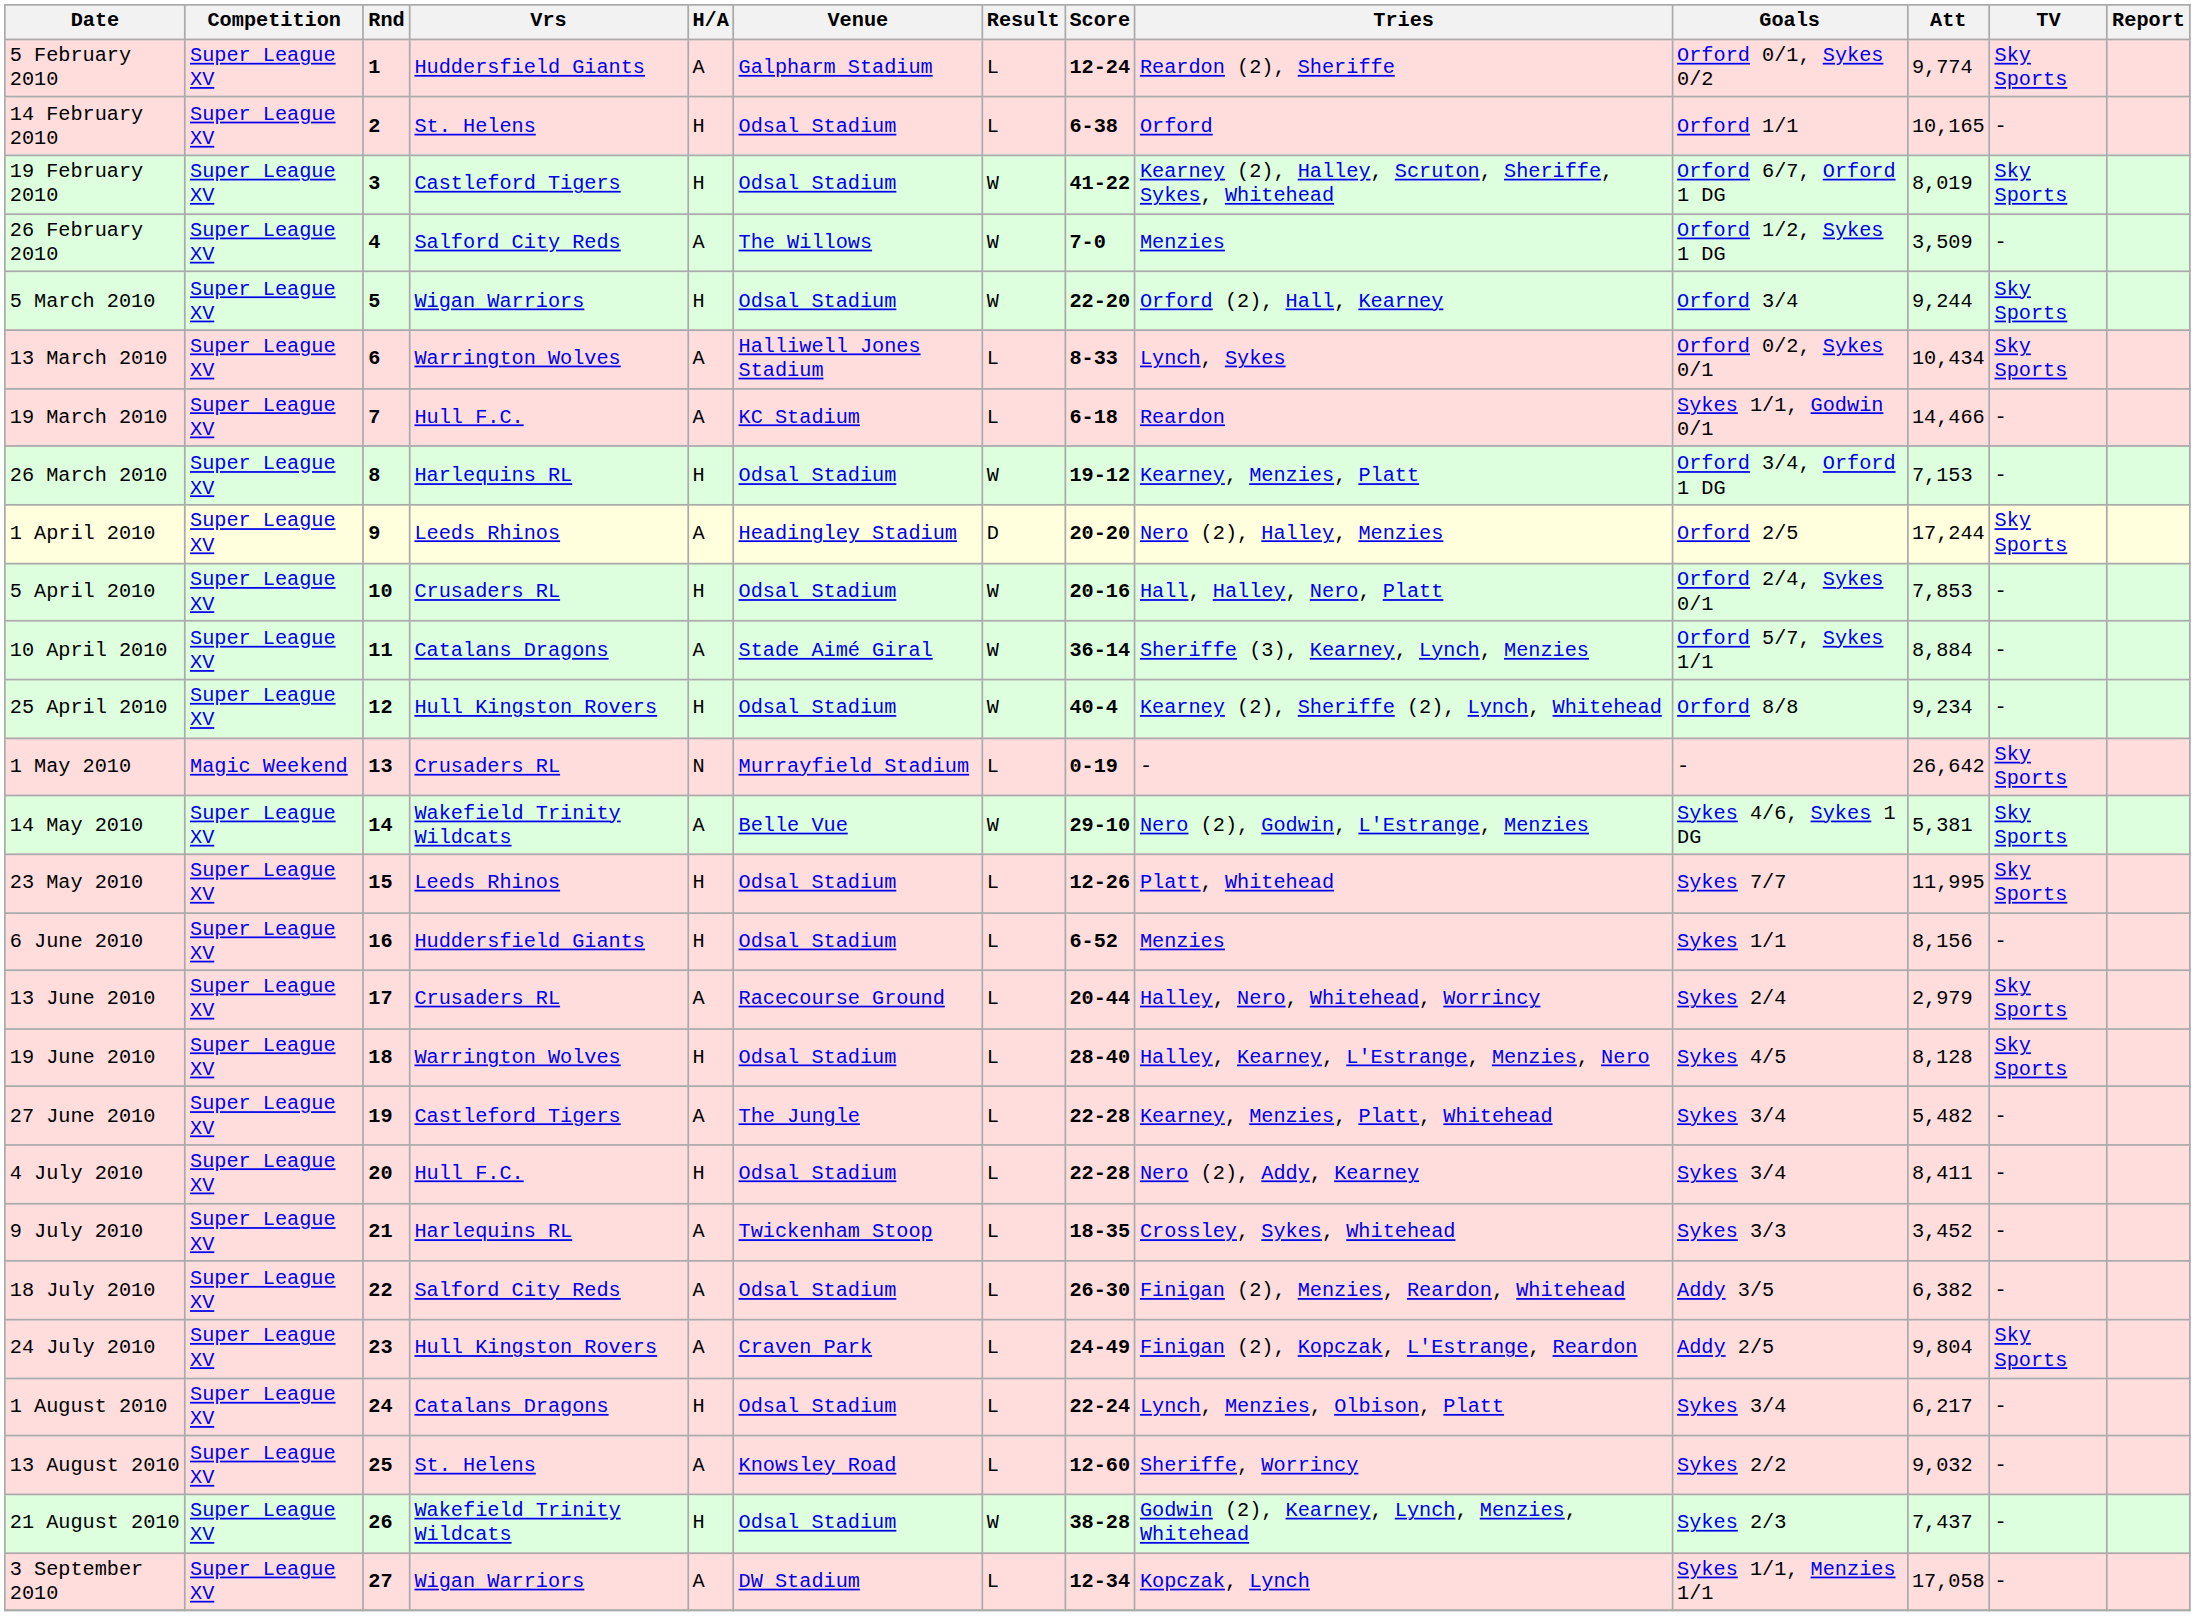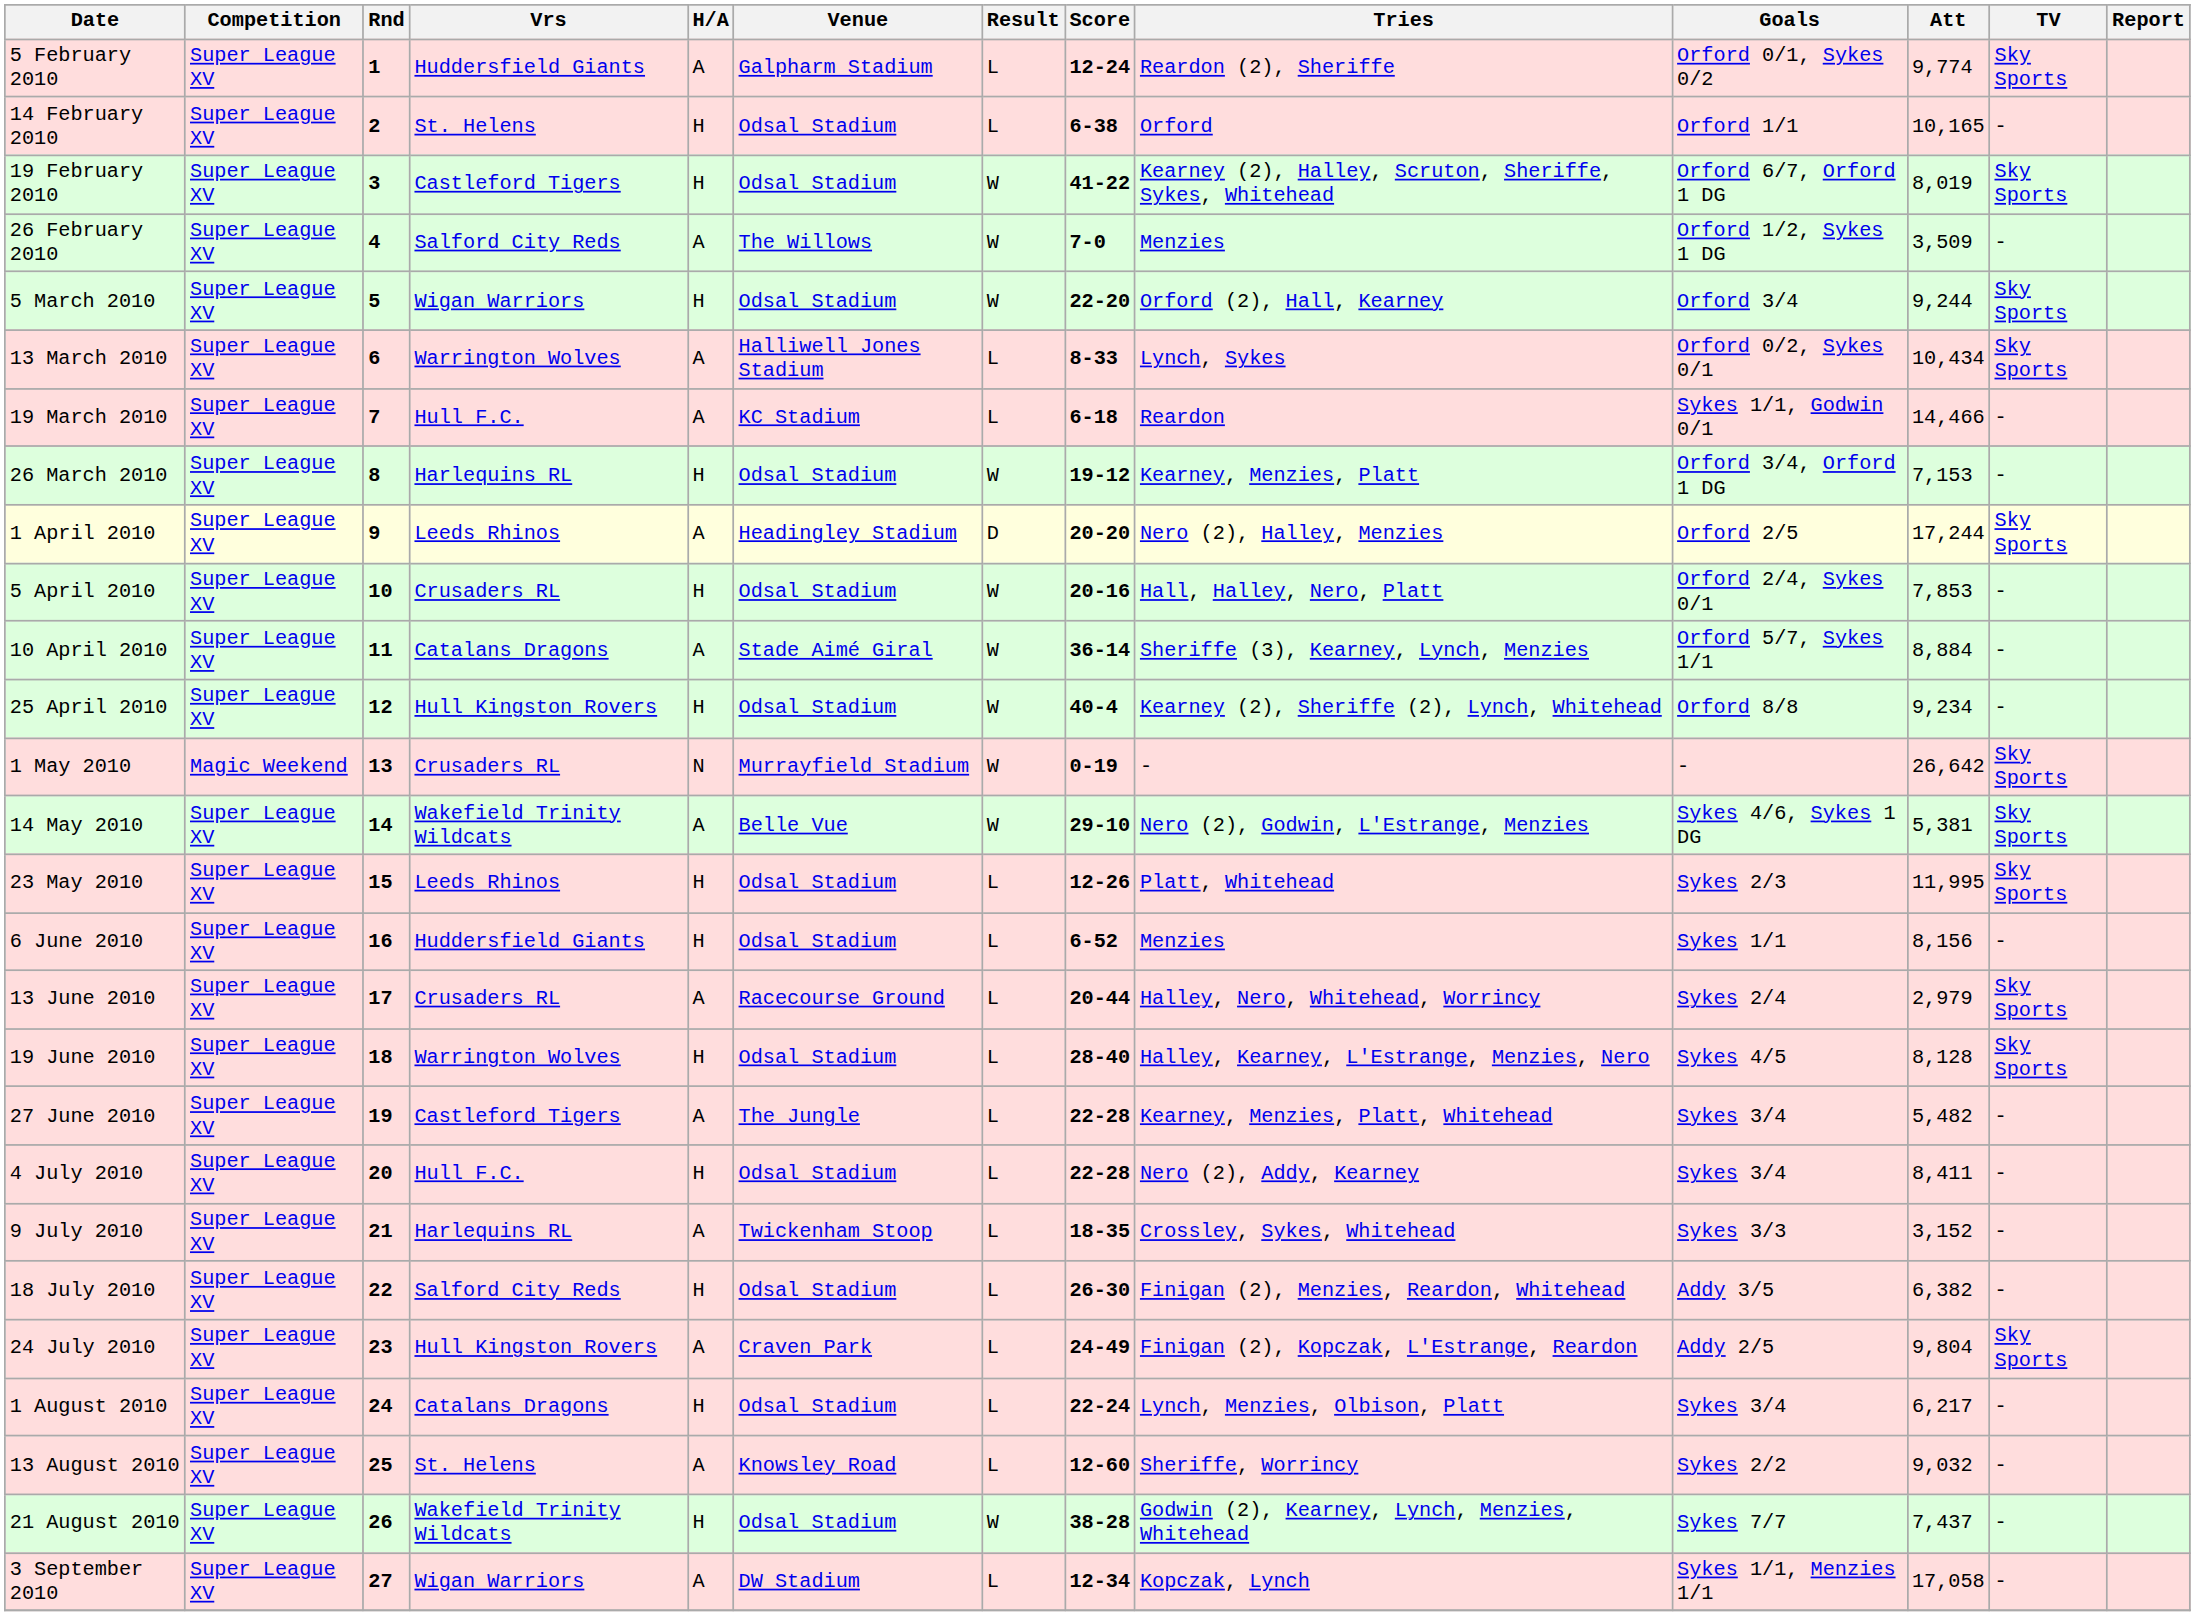(993, 766) L -> (993, 766) W
(1732, 883) Sykes 7/7 -> (1732, 883) Sykes 2/3
(1942, 1232) 3,452 -> (1942, 1232) 3,152
(698, 1290) A -> (698, 1290) H
(1732, 1523) Sykes 2/3 -> (1732, 1523) Sykes 7/7
